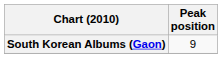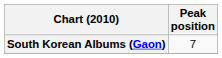(193, 44) 9 -> (193, 44) 7
